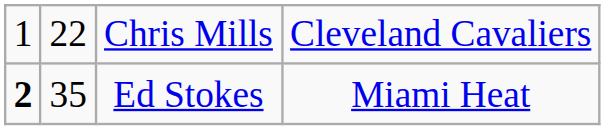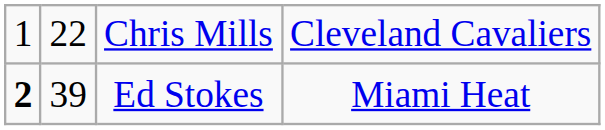(68, 93) 35 -> (68, 93) 39
